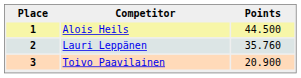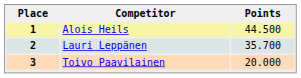(263, 46) 35.760 -> (263, 46) 35.700
(263, 62) 20.900 -> (263, 62) 20.000
